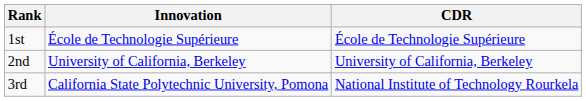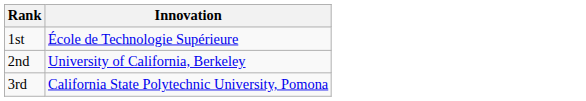- column: (457, 15)
